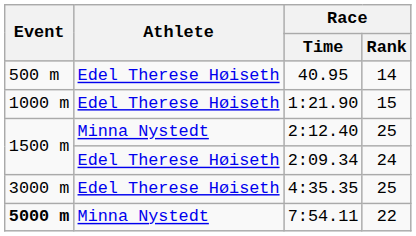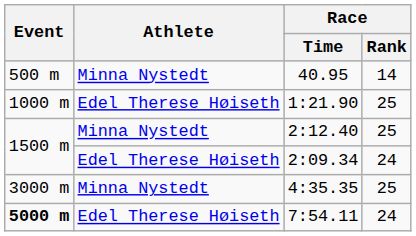(179, 75) Edel Therese Høiseth -> (143, 75) Minna Nystedt
(387, 103) 15 -> (387, 103) 25
(179, 188) Edel Therese Høiseth -> (143, 188) Minna Nystedt
(143, 217) Minna Nystedt -> (179, 217) Edel Therese Høiseth
(387, 217) 22 -> (387, 217) 24
